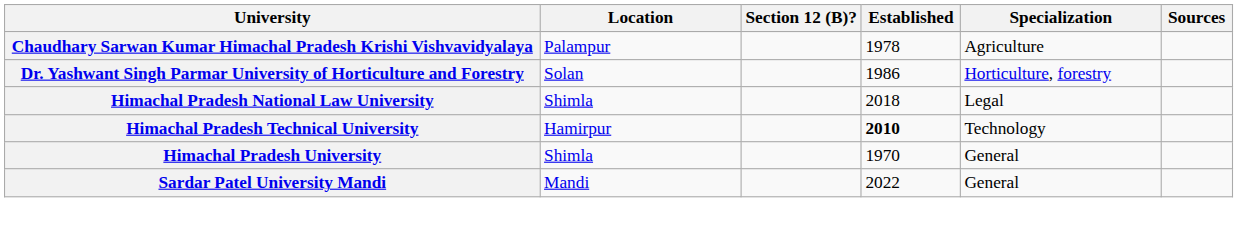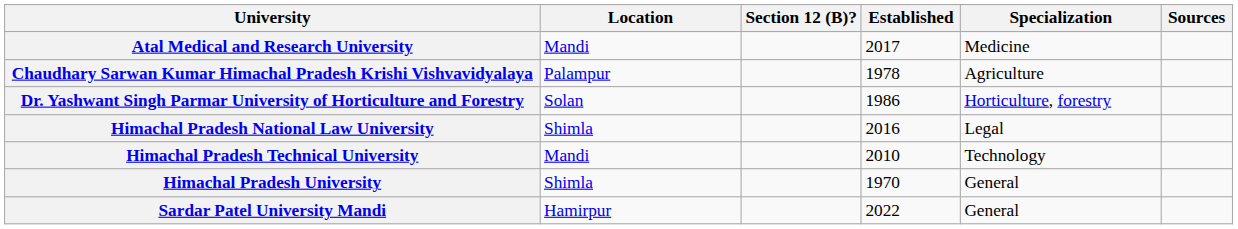+ row: (272, 45)
(883, 100) 2018 -> (883, 127) 2016
(578, 127) Hamirpur -> (567, 155) Mandi
(883, 127) bold -> (883, 155) normal
(567, 182) Mandi -> (578, 210) Hamirpur
